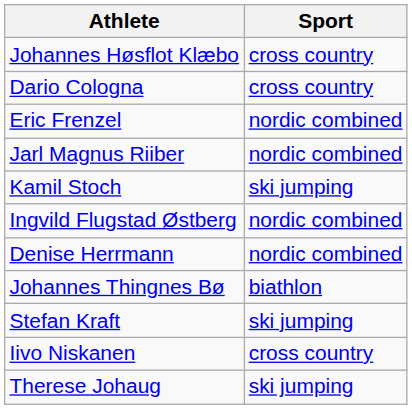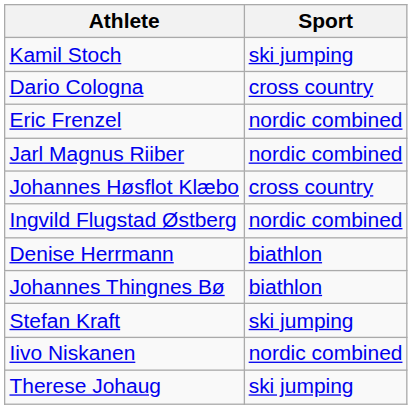rows swapped: (65, 187) <-> (124, 54)
(326, 253) nordic combined -> (285, 253) biathlon
(311, 353) cross country -> (326, 353) nordic combined
